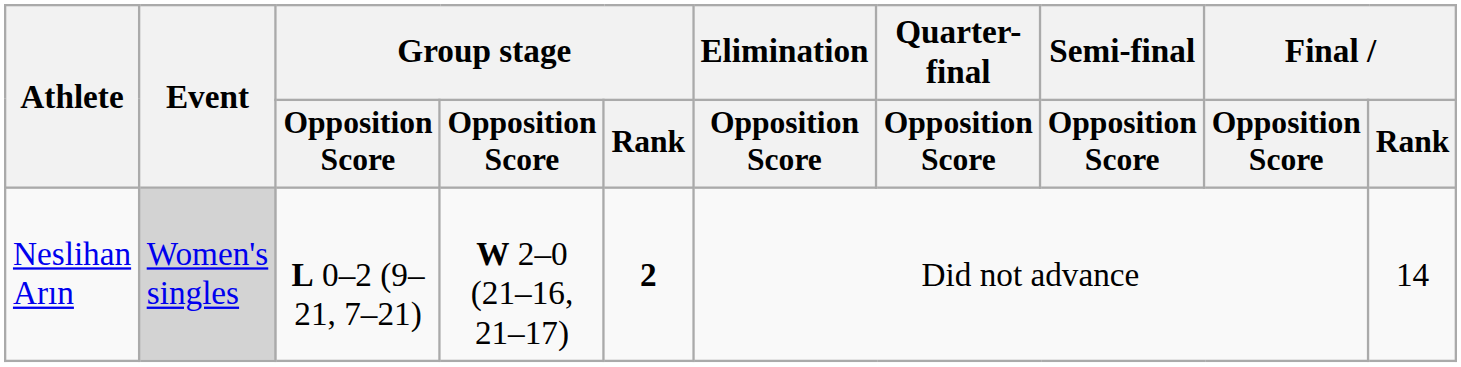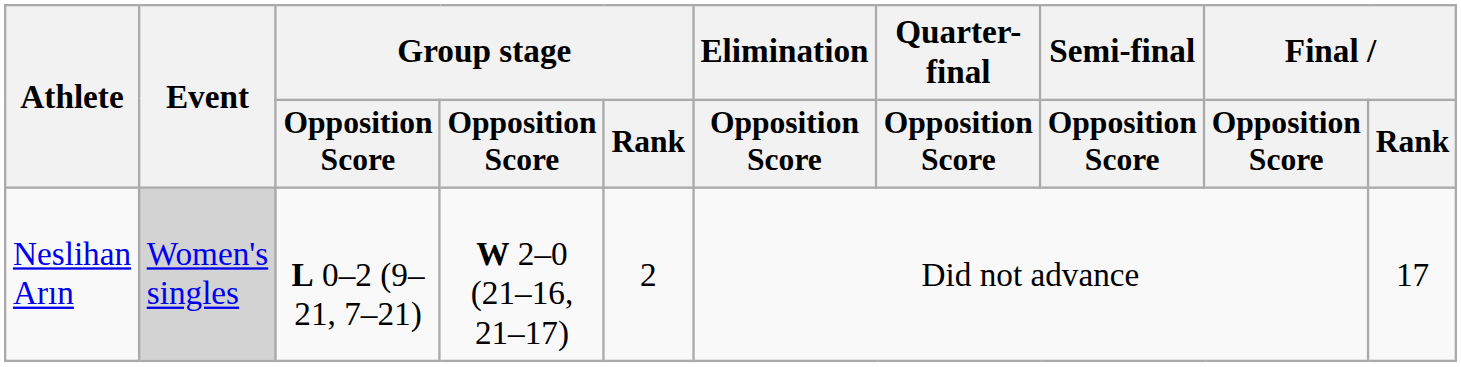(648, 274) bold -> (648, 274) normal
(1413, 274) 14 -> (1413, 274) 17
